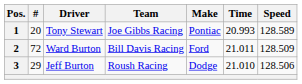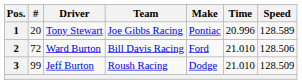(240, 31) 20.993 -> (240, 31) 20.996
(240, 48) 21.011 -> (240, 48) 21.010
(277, 48) 128.509 -> (277, 48) 128.506
(36, 66) 29 -> (36, 66) 99
(277, 66) 128.506 -> (277, 66) 128.509
